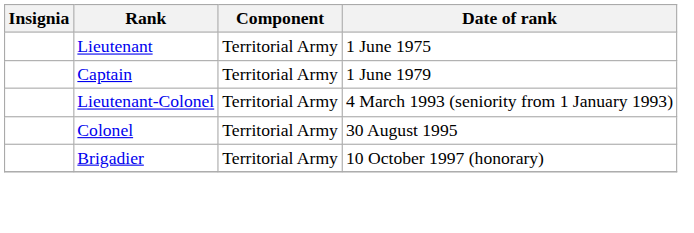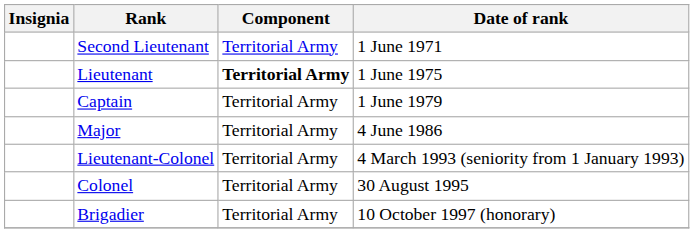+ row: (143, 46)
(280, 46) normal -> (286, 74) bold
+ row: (99, 130)
